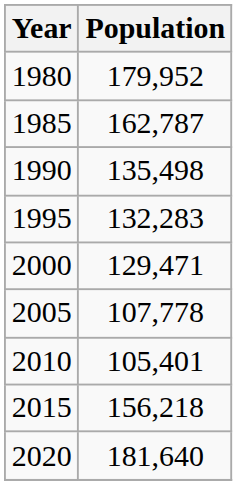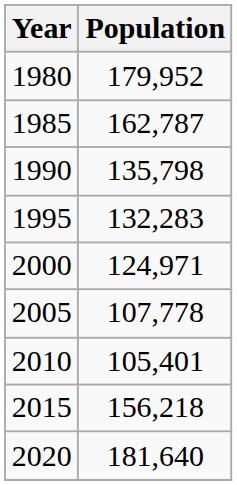(155, 170) 135,498 -> (155, 170) 135,798
(155, 265) 129,471 -> (155, 265) 124,971
